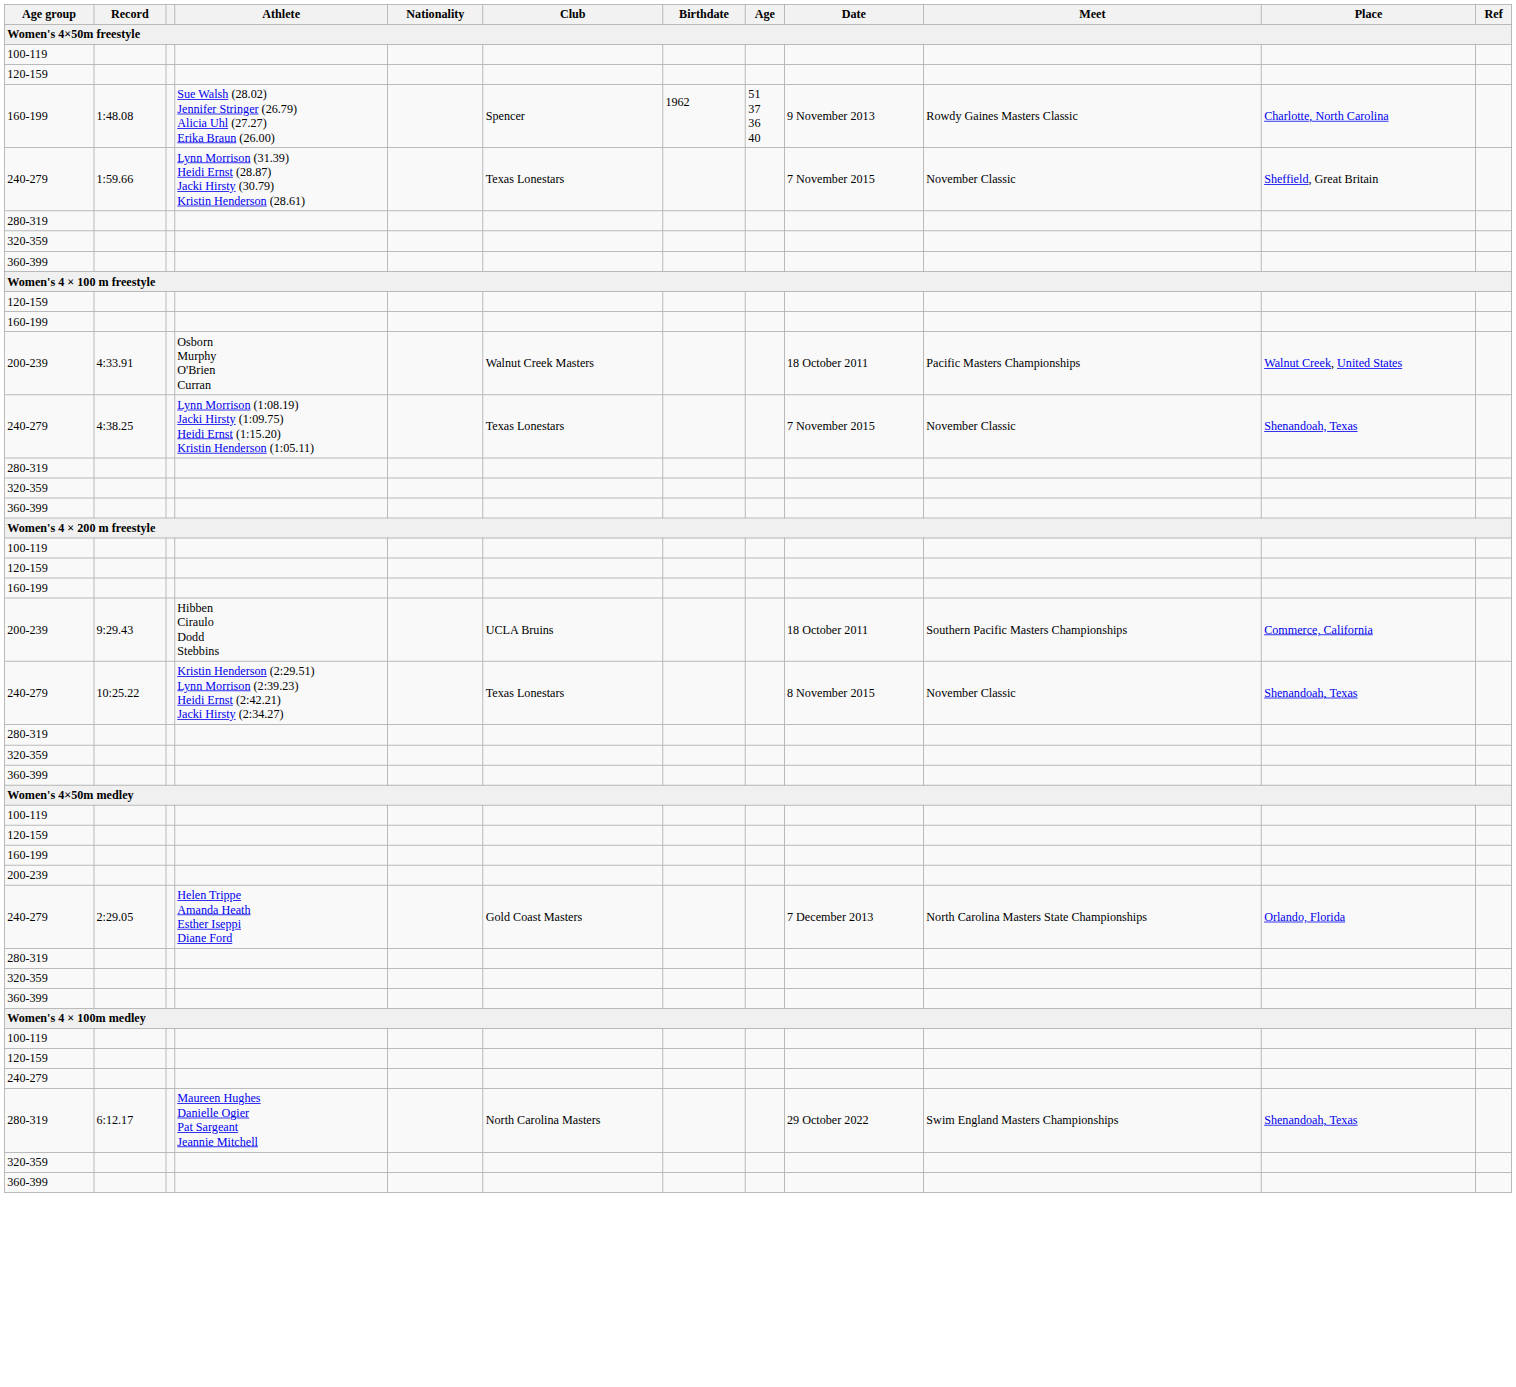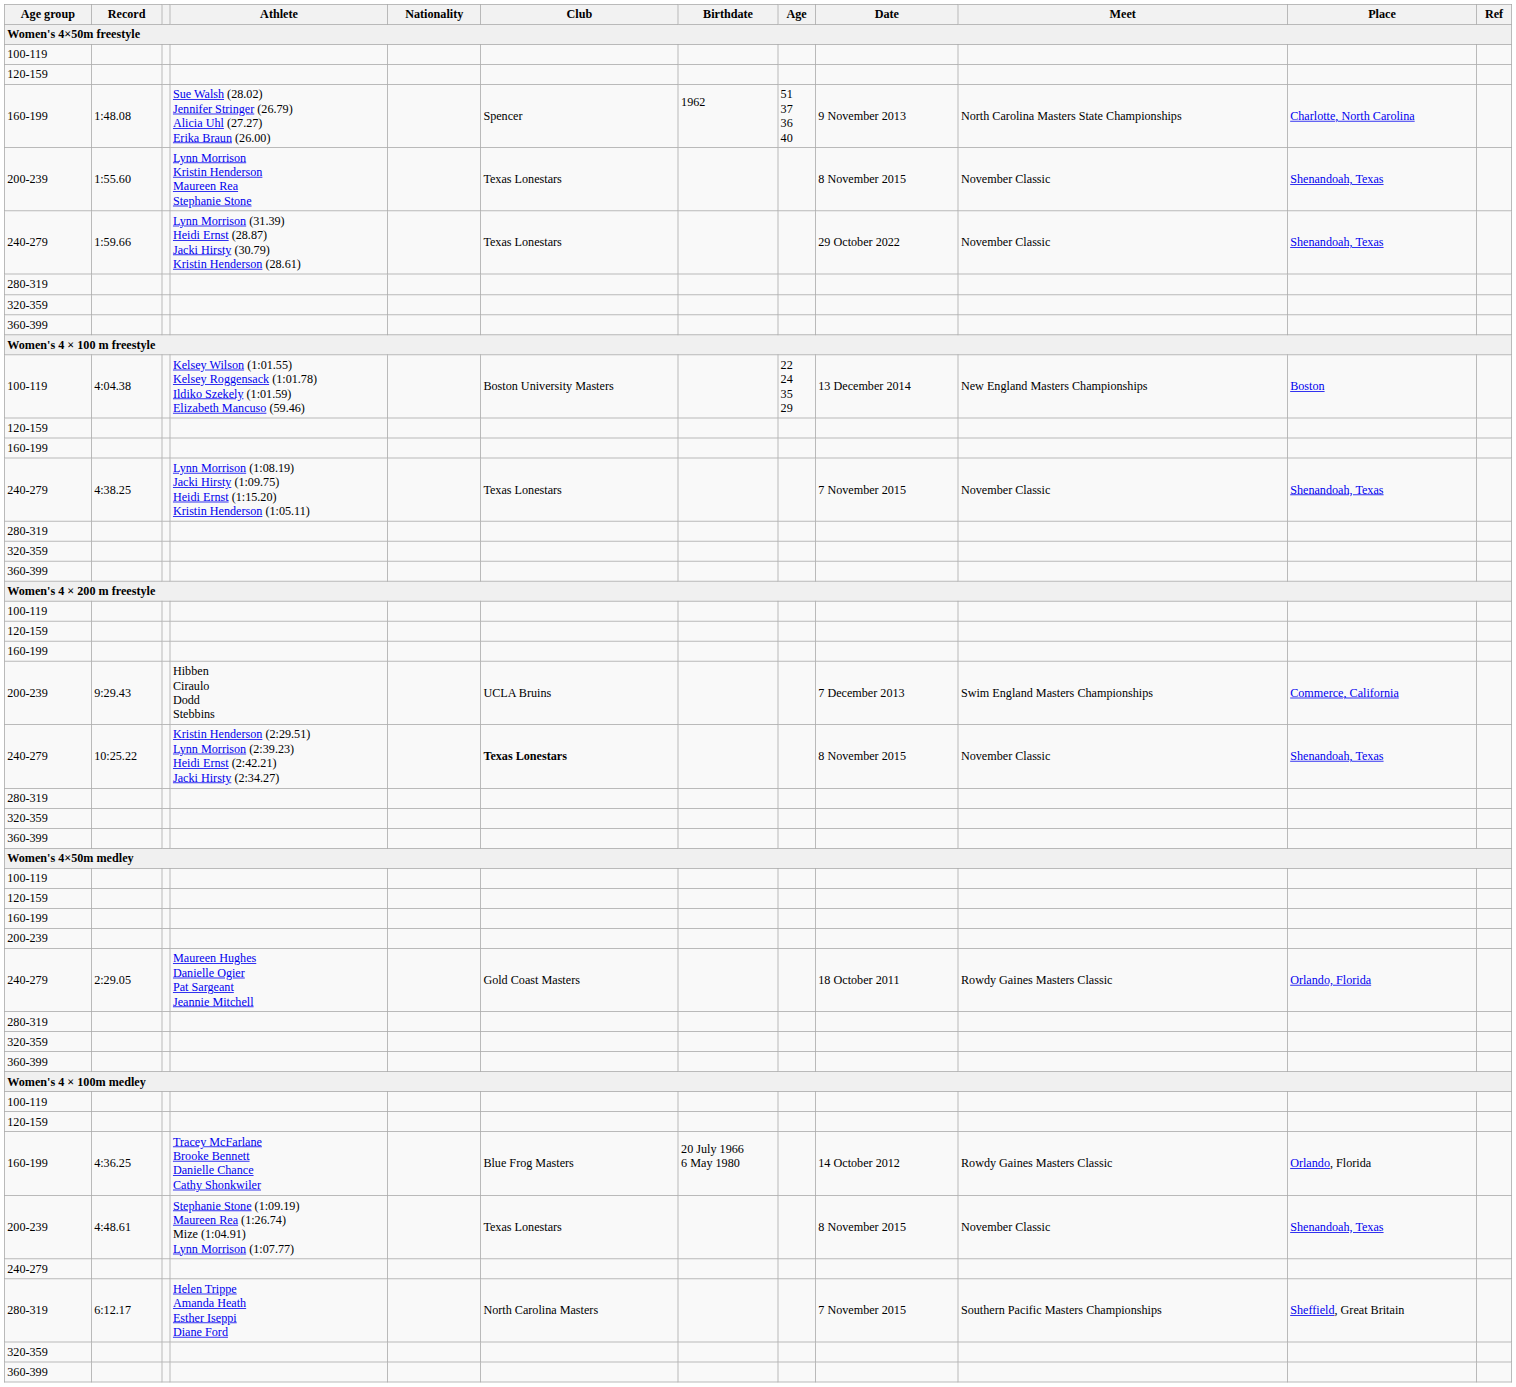(1002, 116) Rowdy Gaines Masters Classic -> (1071, 116) North Carolina Masters State Championships
+ row: (27, 179)
(831, 179) 7 November 2015 -> (859, 243) 29 October 2022
(1321, 179) Sheffield, Great Britain -> (1337, 243) Shenandoah, Texas
+ row: (27, 386)
- row: (27, 363)
(828, 630) 18 October 2011 -> (861, 693) 7 December 2013
(1027, 630) Southern Pacific Masters Championships -> (1057, 693) Swim England Masters Championships
(525, 693) normal -> (525, 756) bold
(214, 917) Helen Trippe Amanda Heath Esther Iseppi Diane Ford -> (215, 980) Maureen Hughes Danielle Ogier Pat Sargeant Jeannie Mitchell
(830, 917) 7 December 2013 -> (859, 980) 18 October 2011
(1037, 917) North Carolina Masters State Championships -> (1037, 980) Rowdy Gaines Masters Classic
+ row: (27, 1163)
+ row: (27, 1227)
(219, 1120) Maureen Hughes Danielle Ogier Pat Sargeant Jeannie Mitchell -> (210, 1310) Helen Trippe Amanda Heath Esther Iseppi Diane Ford
(828, 1120) 29 October 2022 -> (862, 1310) 7 November 2015
(1022, 1120) Swim England Masters Championships -> (1061, 1310) Southern Pacific Masters Championships
(1311, 1120) Shenandoah, Texas -> (1347, 1310) Sheffield, Great Britain
